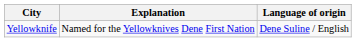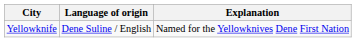columns swapped: (304, 12) <-> (158, 12)
